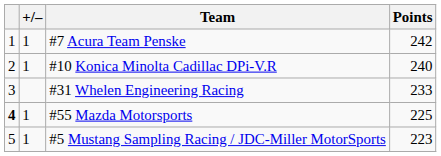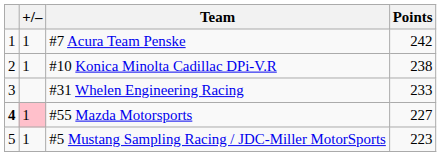(421, 66) 240 -> (421, 66) 238
(26, 115) no background -> (26, 115) pink background
(421, 115) 225 -> (421, 115) 227
